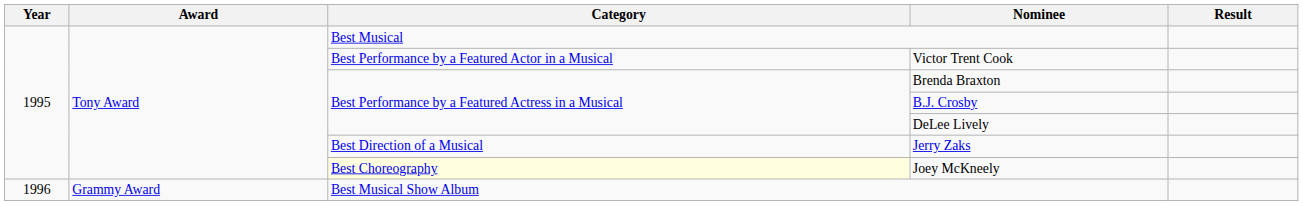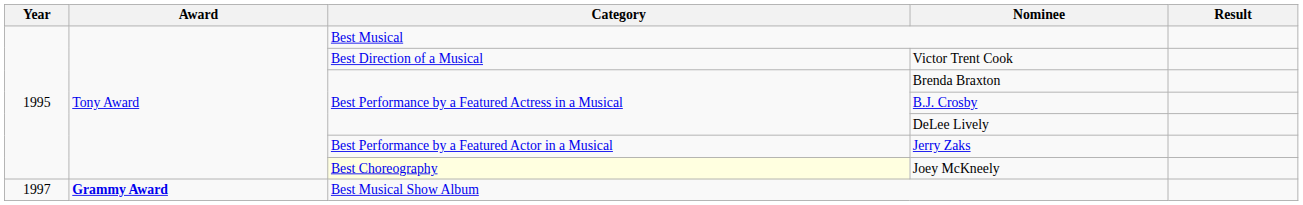(472, 59) Best Performance by a Featured Actor in a Musical -> (407, 59) Best Direction of a Musical
(407, 146) Best Direction of a Musical -> (472, 146) Best Performance by a Featured Actor in a Musical
(37, 189) 1996 -> (37, 189) 1997
(116, 189) normal -> (120, 189) bold
